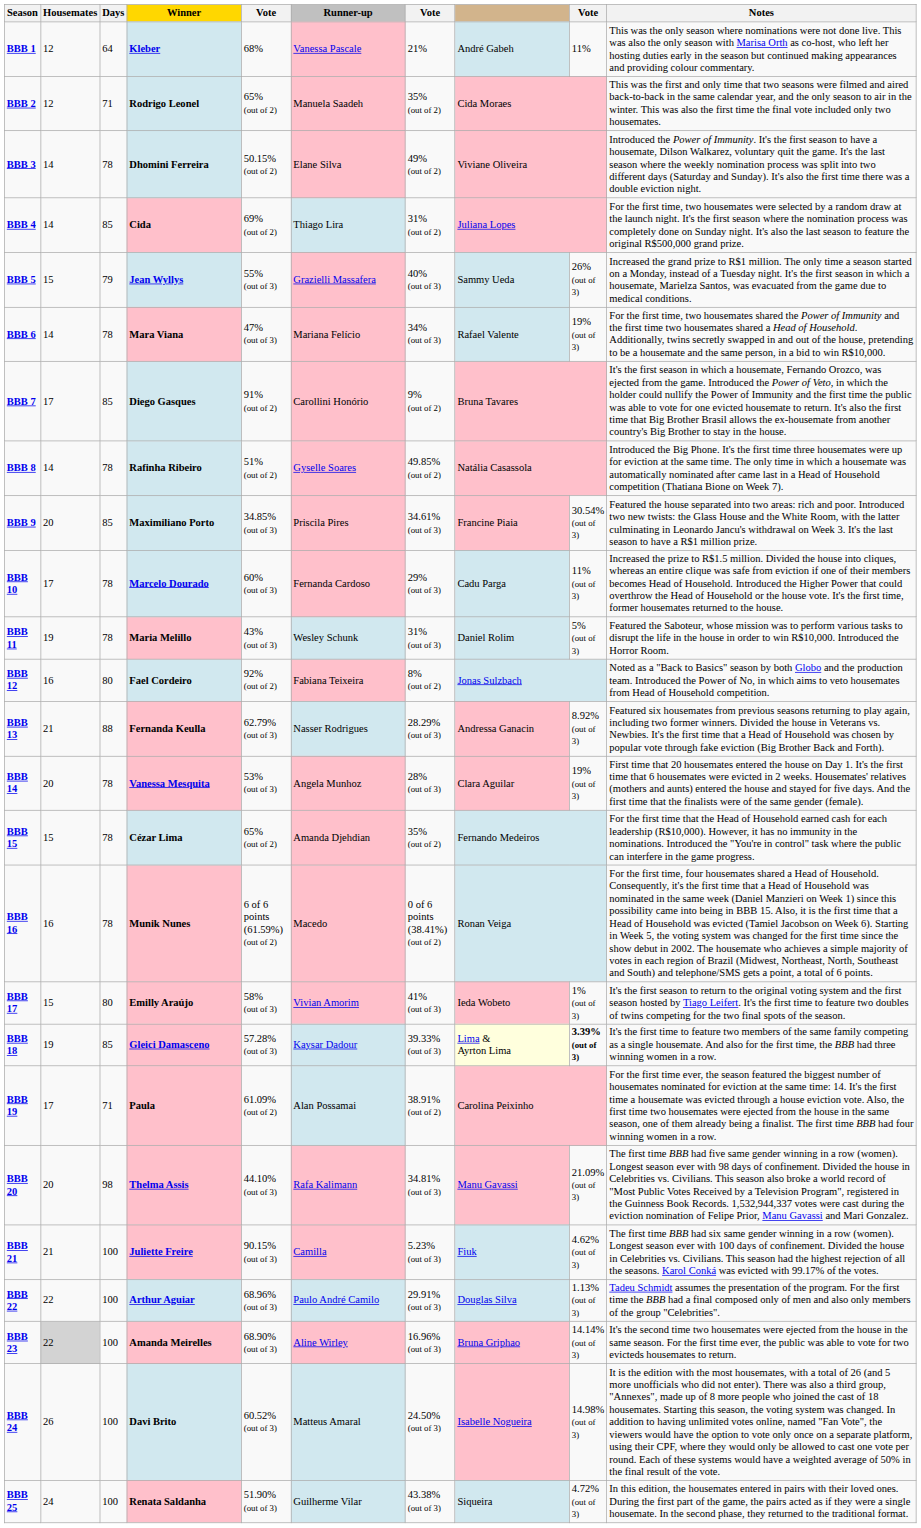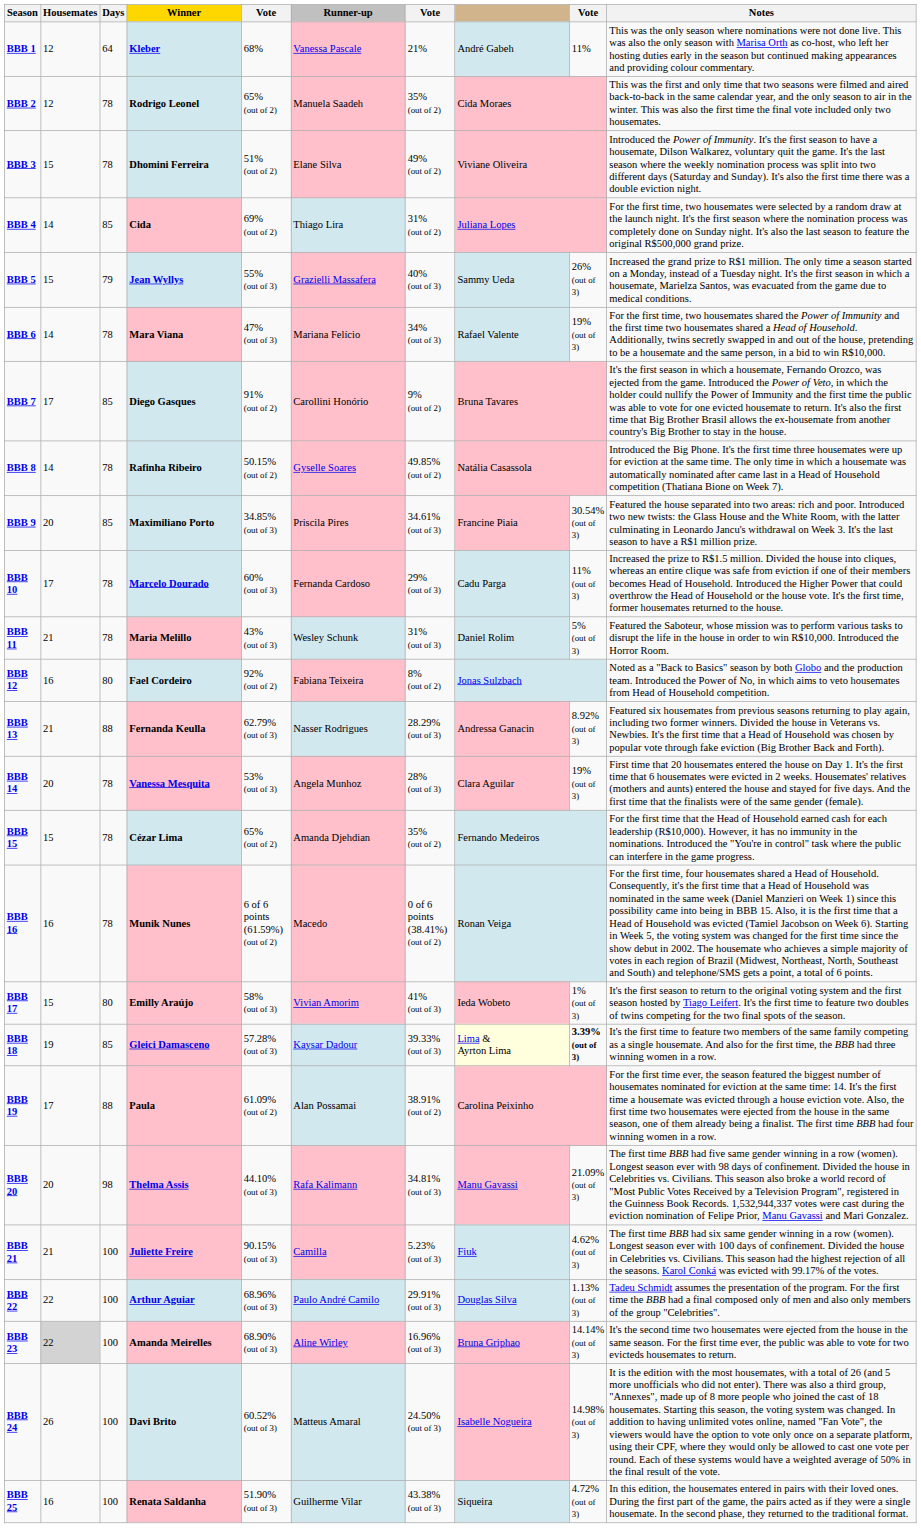(107, 104) 71 -> (107, 104) 78
(48, 164) 14 -> (48, 164) 15
(260, 164) 50.15% (out of 2) -> (260, 164) 51% (out of 2)
(260, 468) 51% (out of 2) -> (260, 468) 50.15% (out of 2)
(48, 638) 19 -> (48, 638) 21
(107, 1106) 71 -> (107, 1106) 88
(48, 1501) 24 -> (48, 1501) 16
